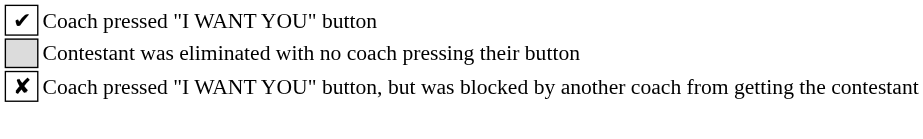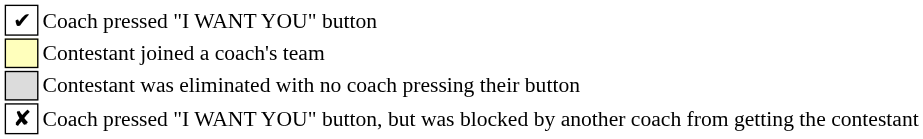+ row: (184, 53)
